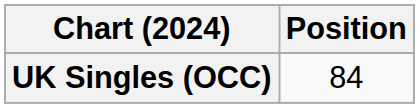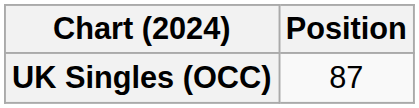(346, 77) 84 -> (346, 77) 87
